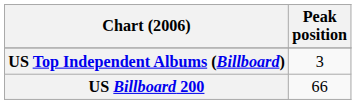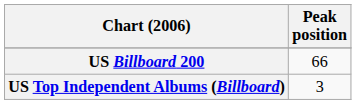rows swapped: (147, 86) <-> (147, 61)
